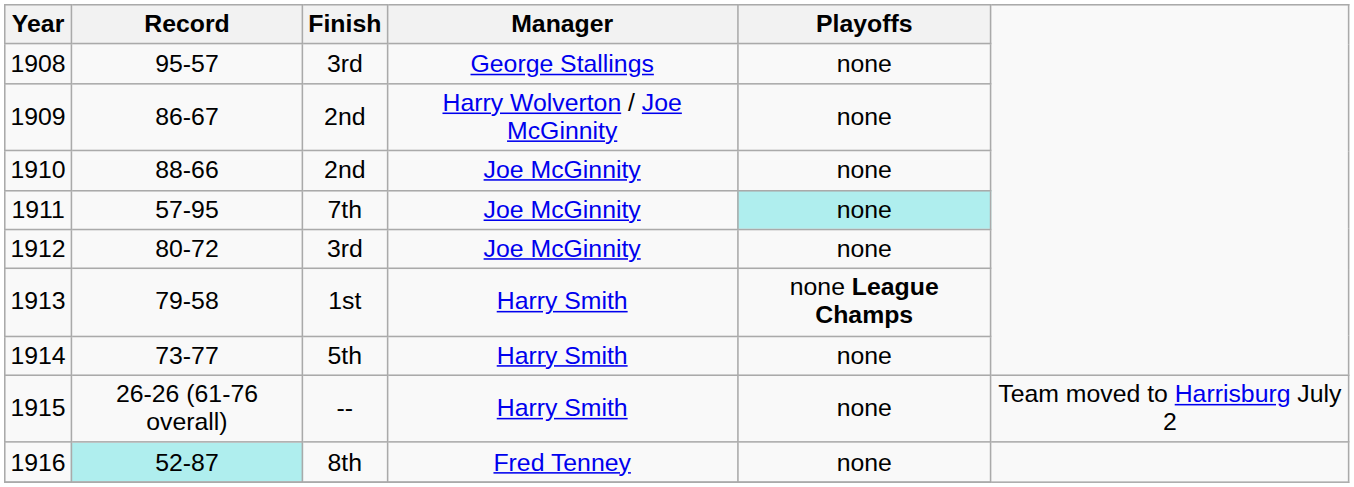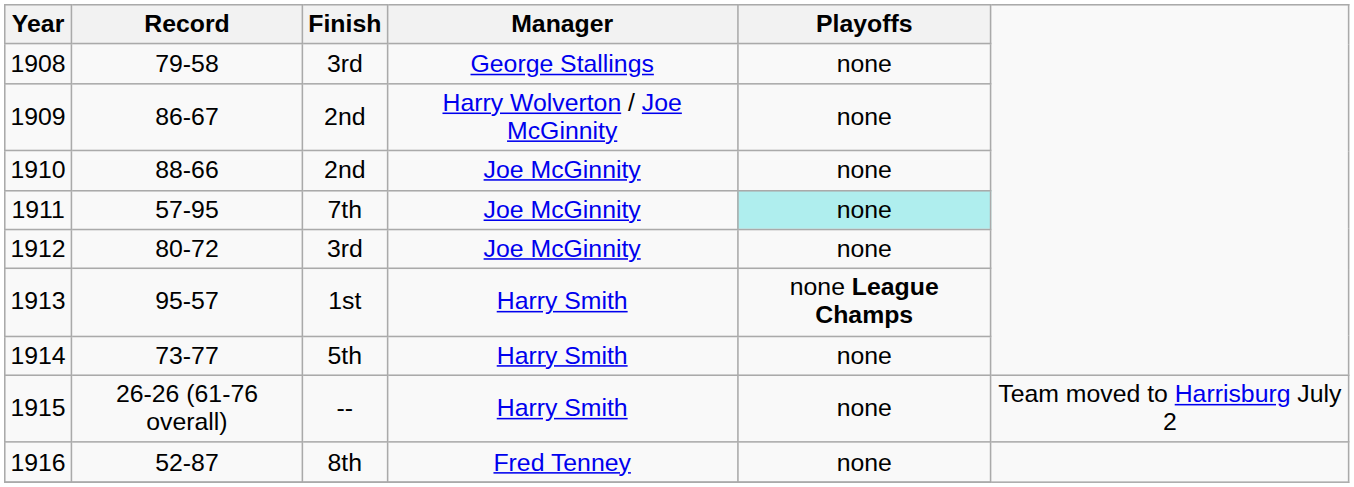(187, 63) 95-57 -> (187, 63) 79-58
(187, 302) 79-58 -> (187, 302) 95-57
(187, 461) paleturquoise background -> (187, 461) no background
